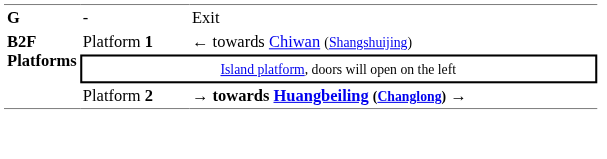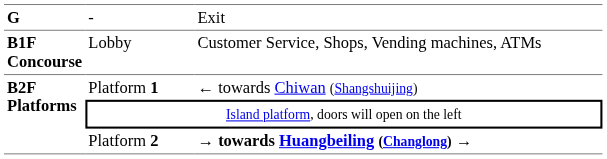+ row: (110, 43)
